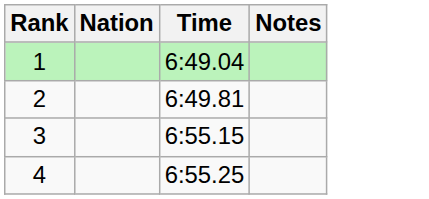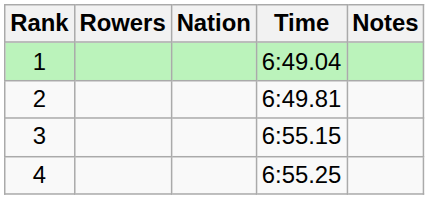+ column: (123, 23)
